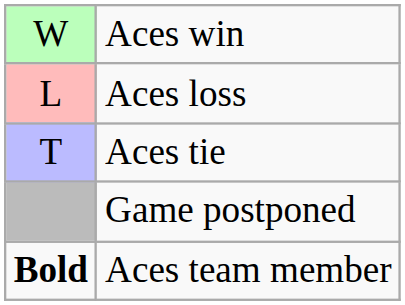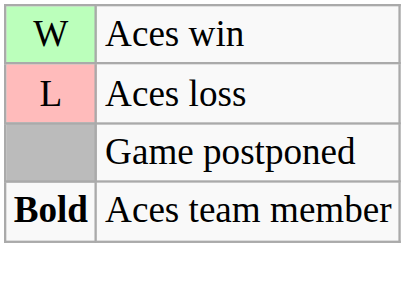- row: (165, 151)
